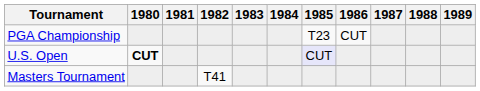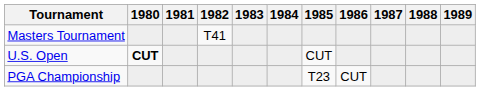rows swapped: (66, 76) <-> (64, 35)
(319, 56) lavender background -> (319, 56) no background
